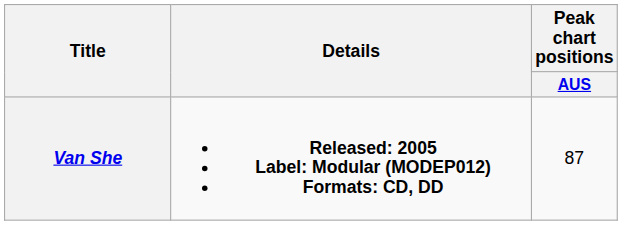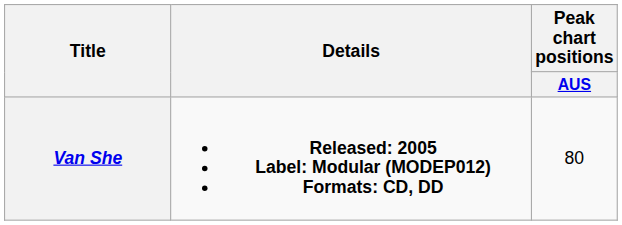(574, 158) 87 -> (574, 158) 80
